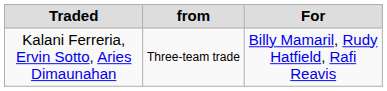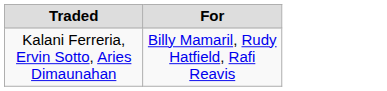- column: (193, 16)
